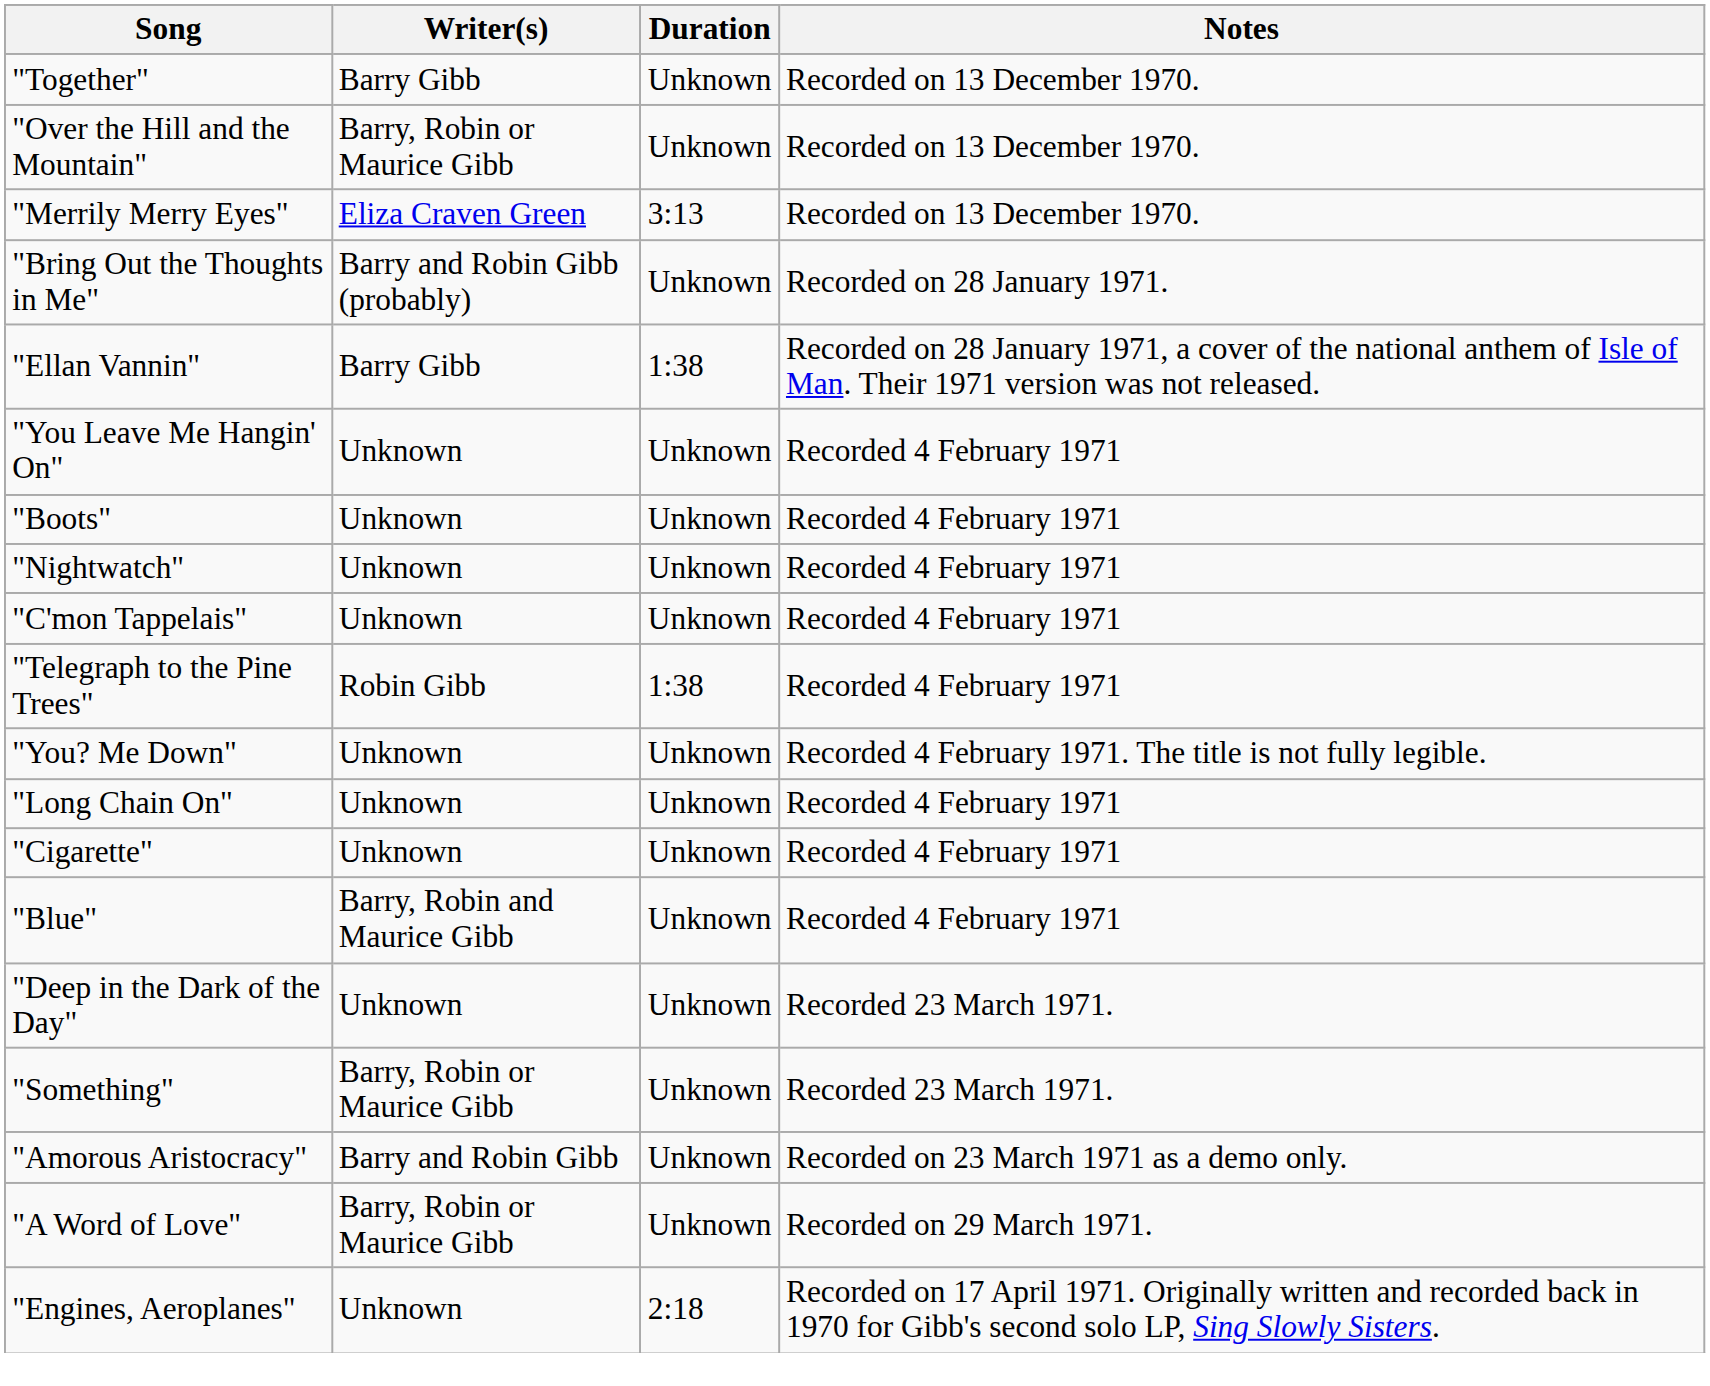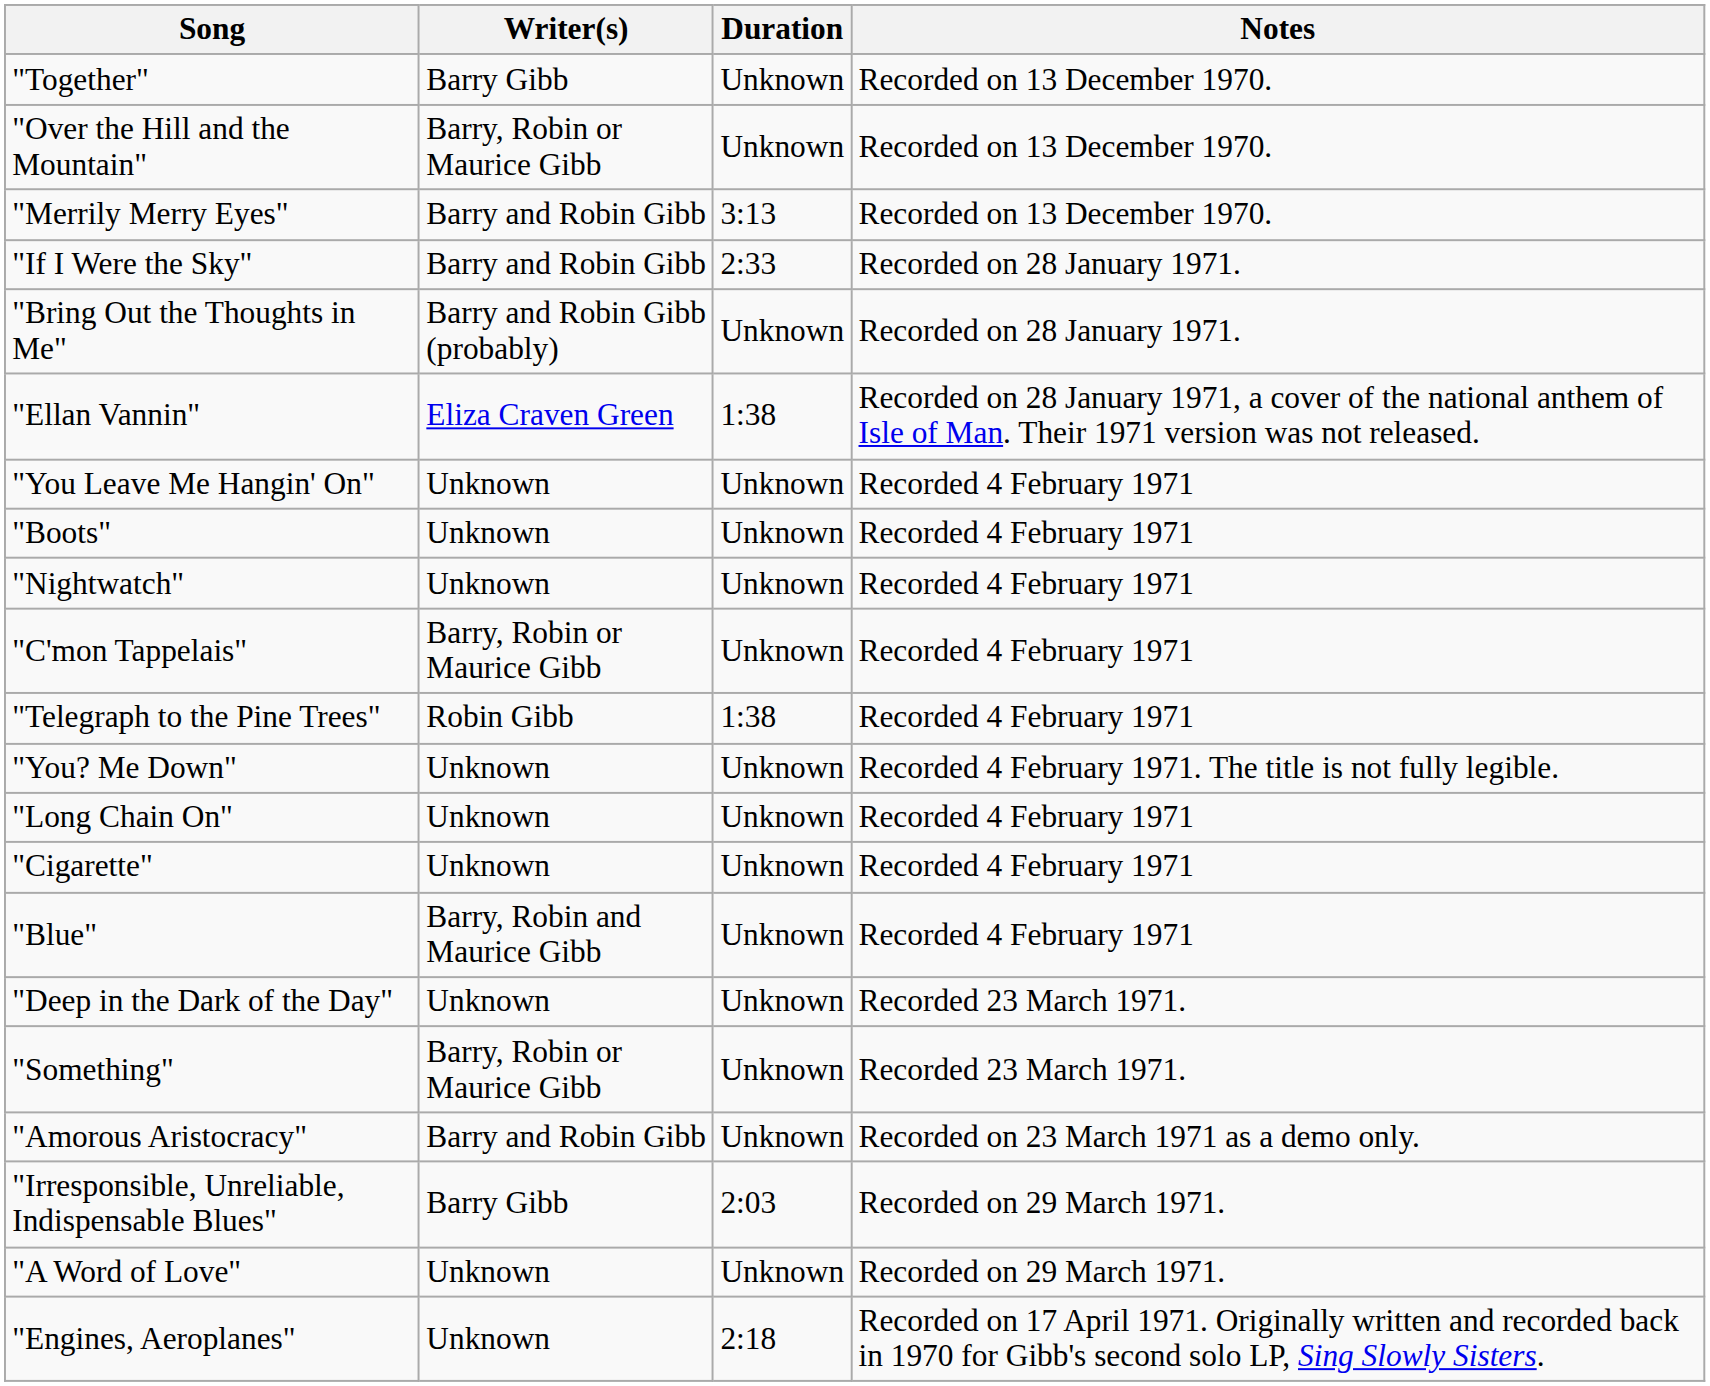(462, 213) Eliza Craven Green -> (566, 213) Barry and Robin Gibb
+ row: (132, 263)
(410, 366) Barry Gibb -> (550, 415) Eliza Craven Green
(401, 618) Unknown -> (524, 650) Barry, Robin or Maurice Gibb
+ row: (178, 1203)
(437, 1224) Barry, Robin or Maurice Gibb -> (488, 1271) Unknown
